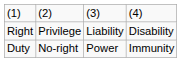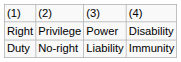(105, 31) Liability -> (102, 31) Power
(102, 48) Power -> (105, 48) Liability
